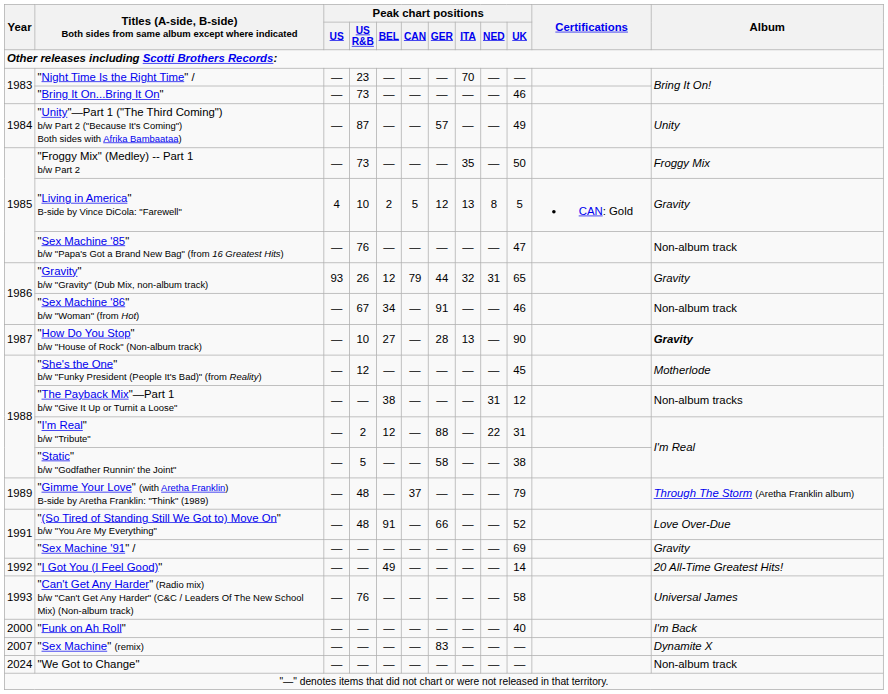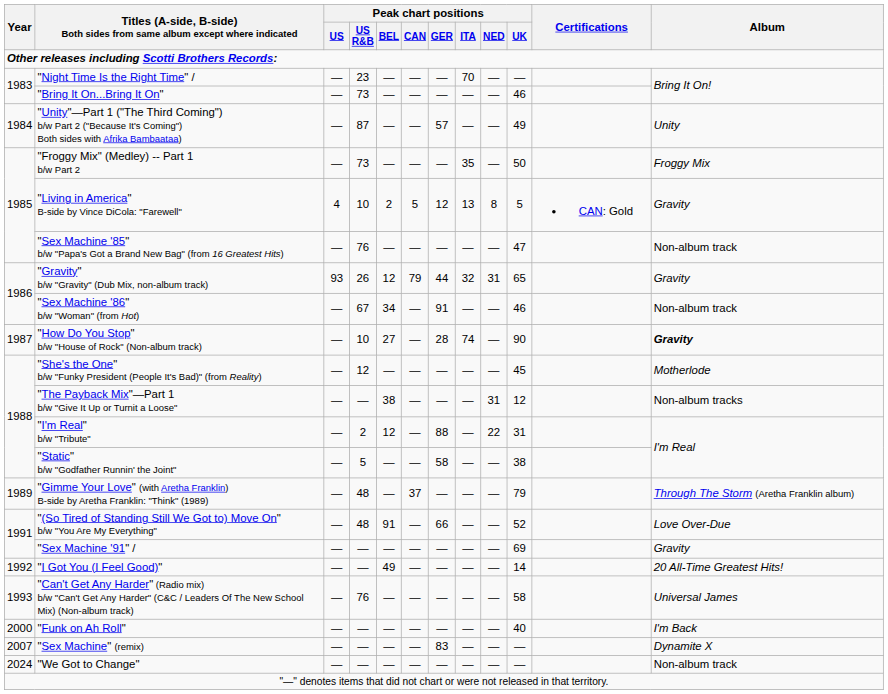(468, 339) 13 -> (468, 339) 74
